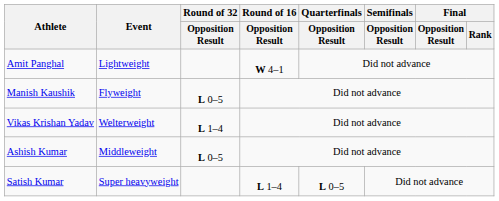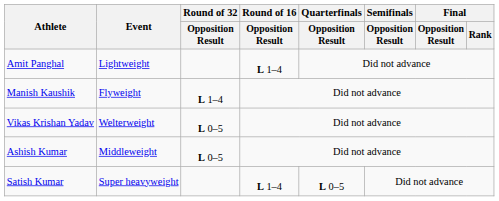(269, 70) W 4–1 -> (269, 70) L 1–4
(210, 99) L 0–5 -> (210, 99) L 1–4
(210, 129) L 1–4 -> (210, 129) L 0–5
